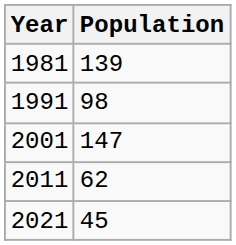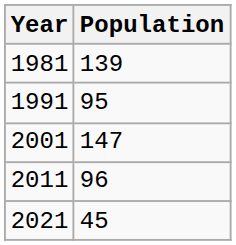(94, 103) 98 -> (94, 103) 95
(94, 181) 62 -> (94, 181) 96
